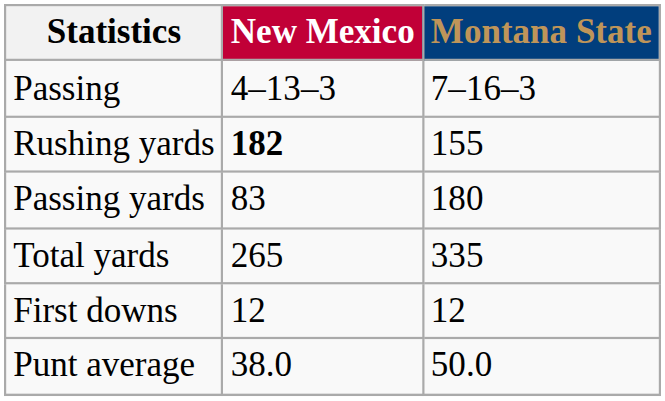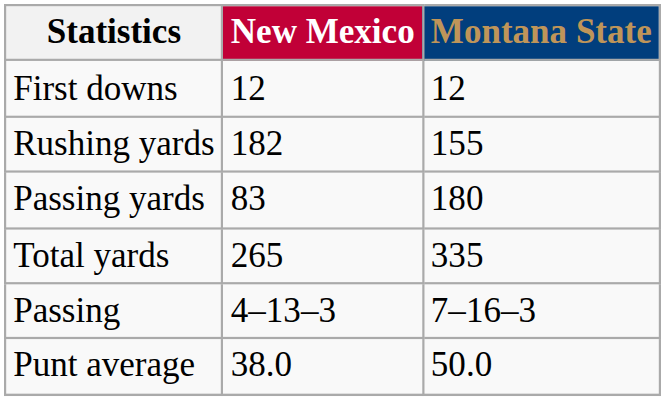rows swapped: (95, 310) <-> (67, 87)
(257, 143) bold -> (257, 143) normal
